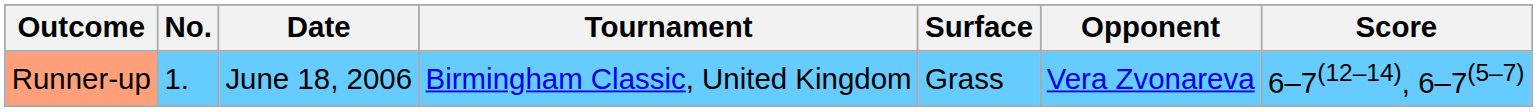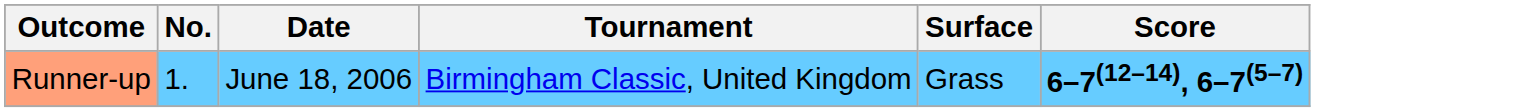- column: (1151, 27)
(1396, 78) normal -> (1175, 78) bold
